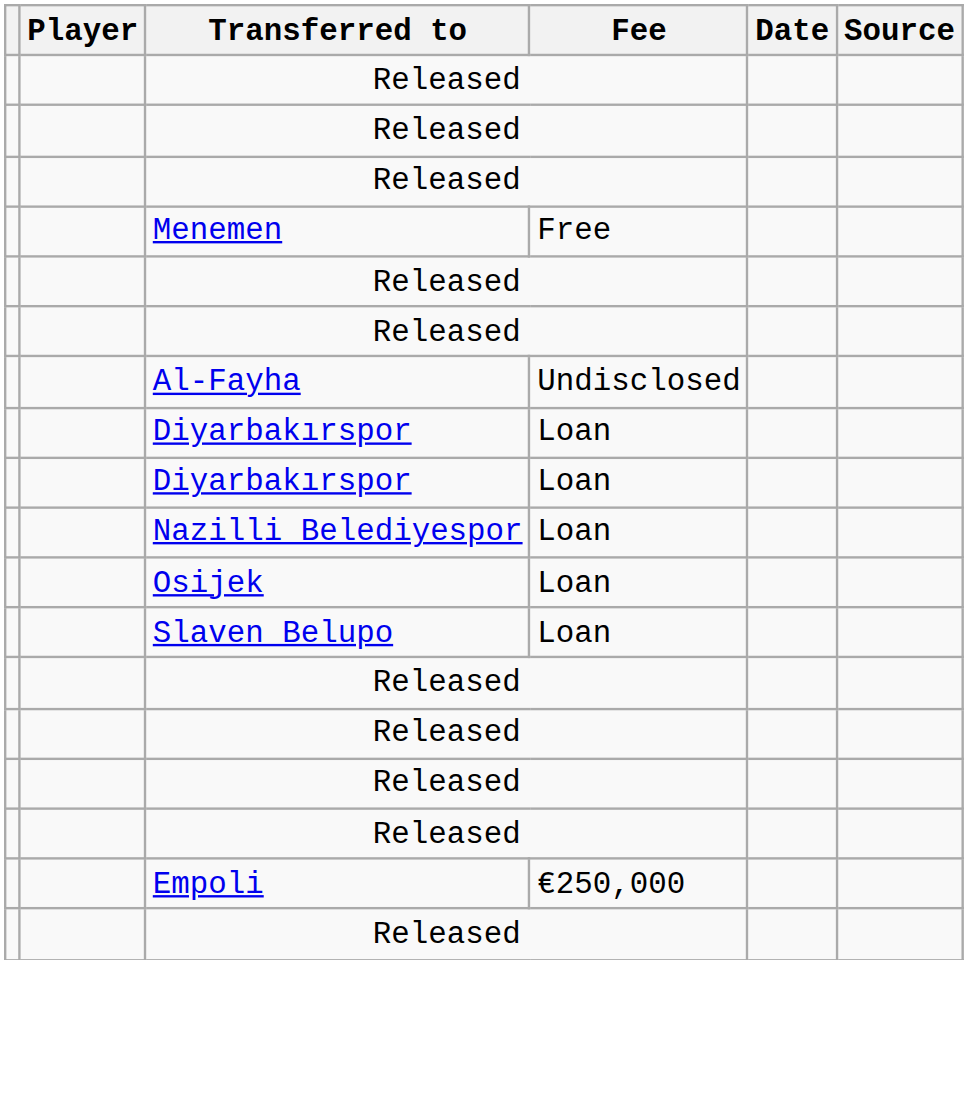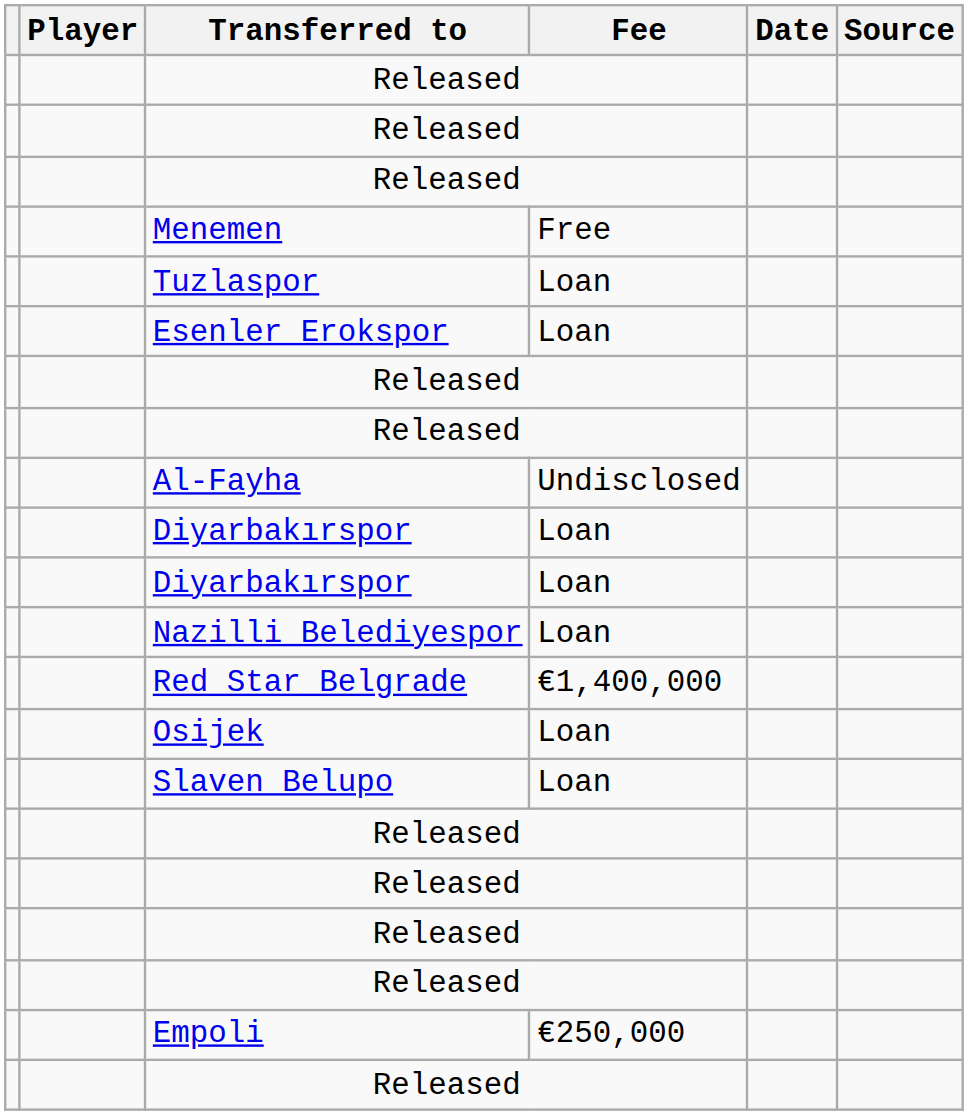+ row: (236, 281)
+ row: (301, 332)
+ row: (310, 683)
